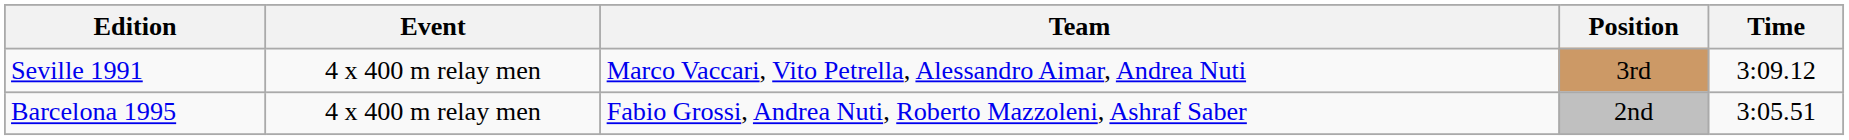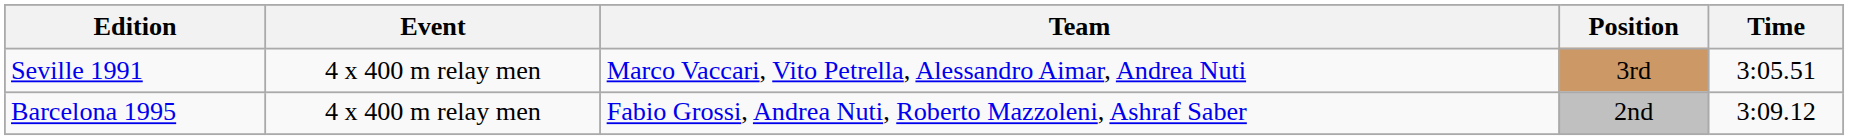(1776, 69) 3:09.12 -> (1776, 69) 3:05.51
(1776, 112) 3:05.51 -> (1776, 112) 3:09.12
